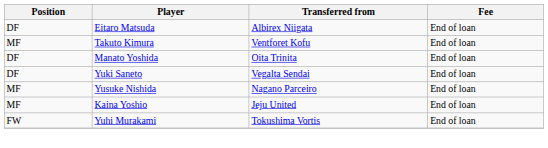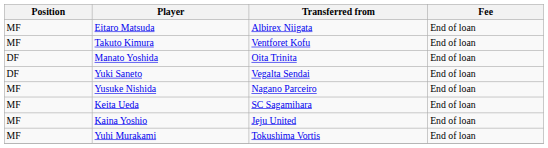(13, 27) DF -> (14, 27) MF
+ row: (117, 105)
(14, 120) FW -> (14, 136) MF
